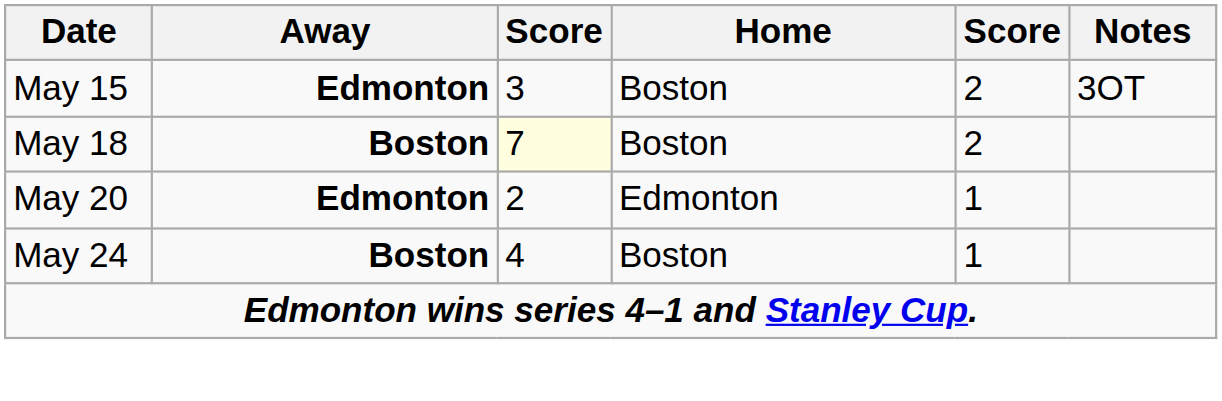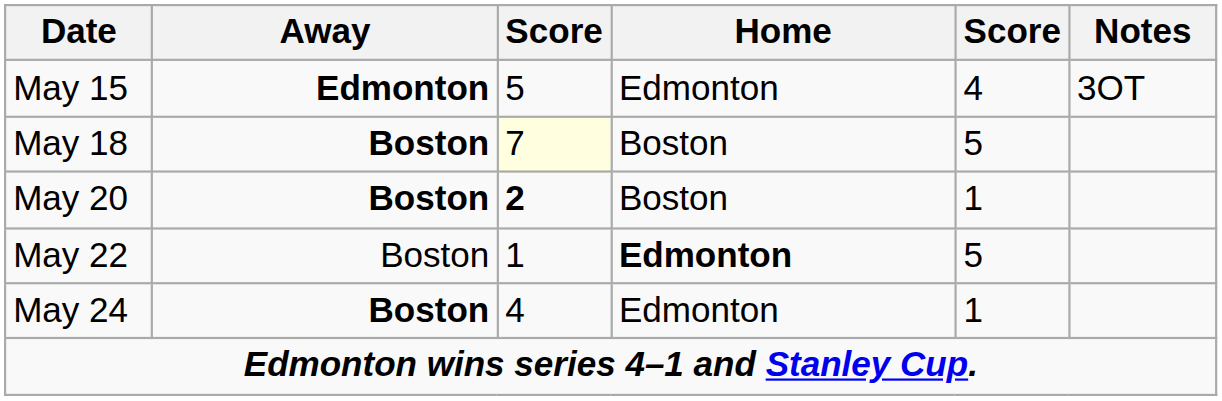(515, 87) 3 -> (515, 87) 5
(673, 87) Boston -> (699, 87) Edmonton
(973, 87) 2 -> (973, 87) 4
(973, 143) 2 -> (973, 143) 5
(403, 198) Edmonton -> (429, 198) Boston
(515, 198) normal -> (515, 198) bold
(699, 198) Edmonton -> (673, 198) Boston
+ row: (71, 254)
(673, 254) Boston -> (699, 310) Edmonton
